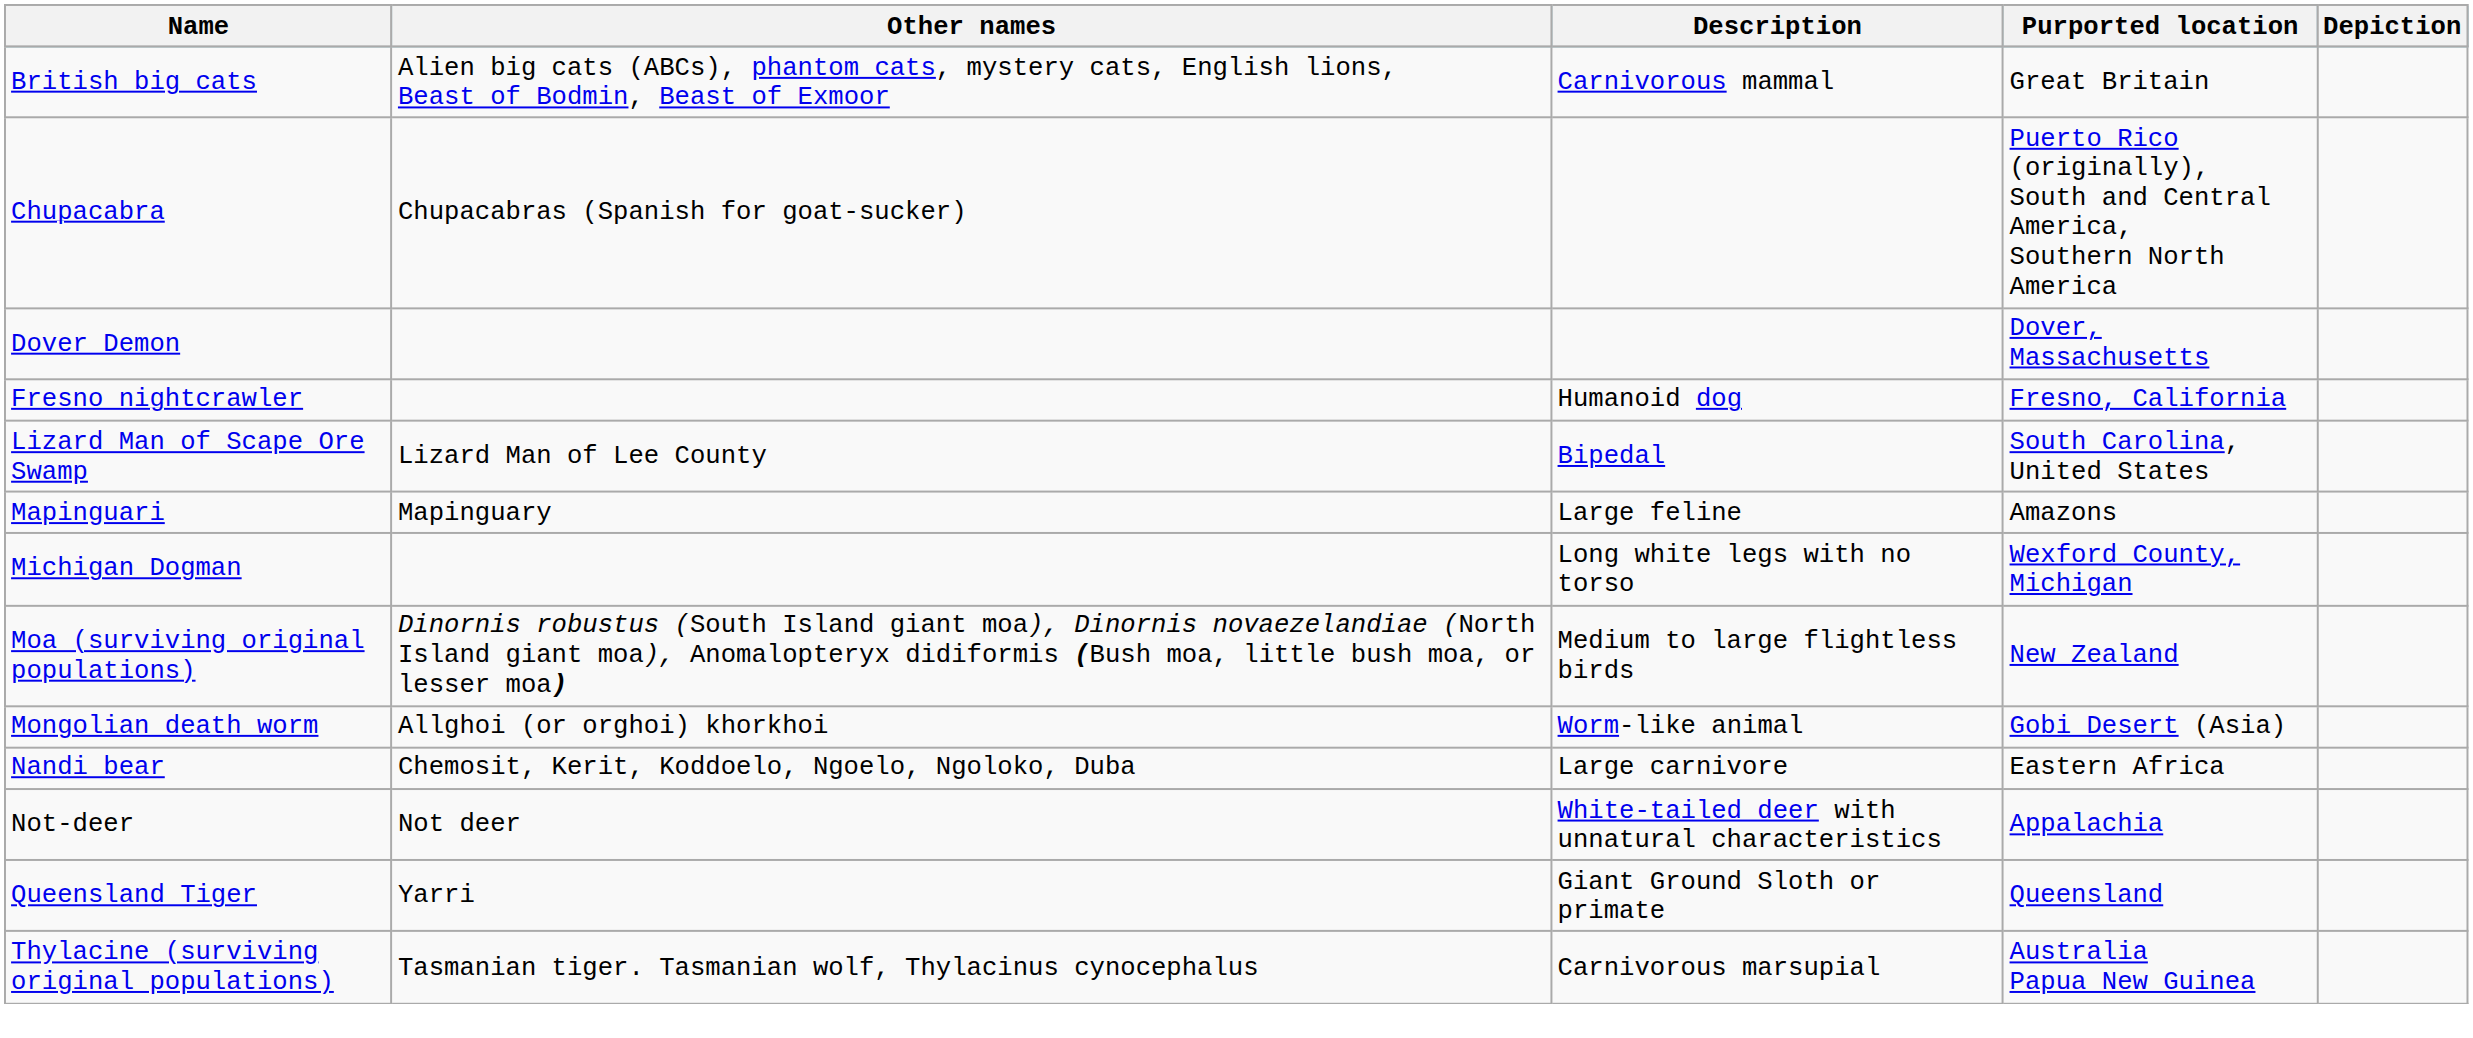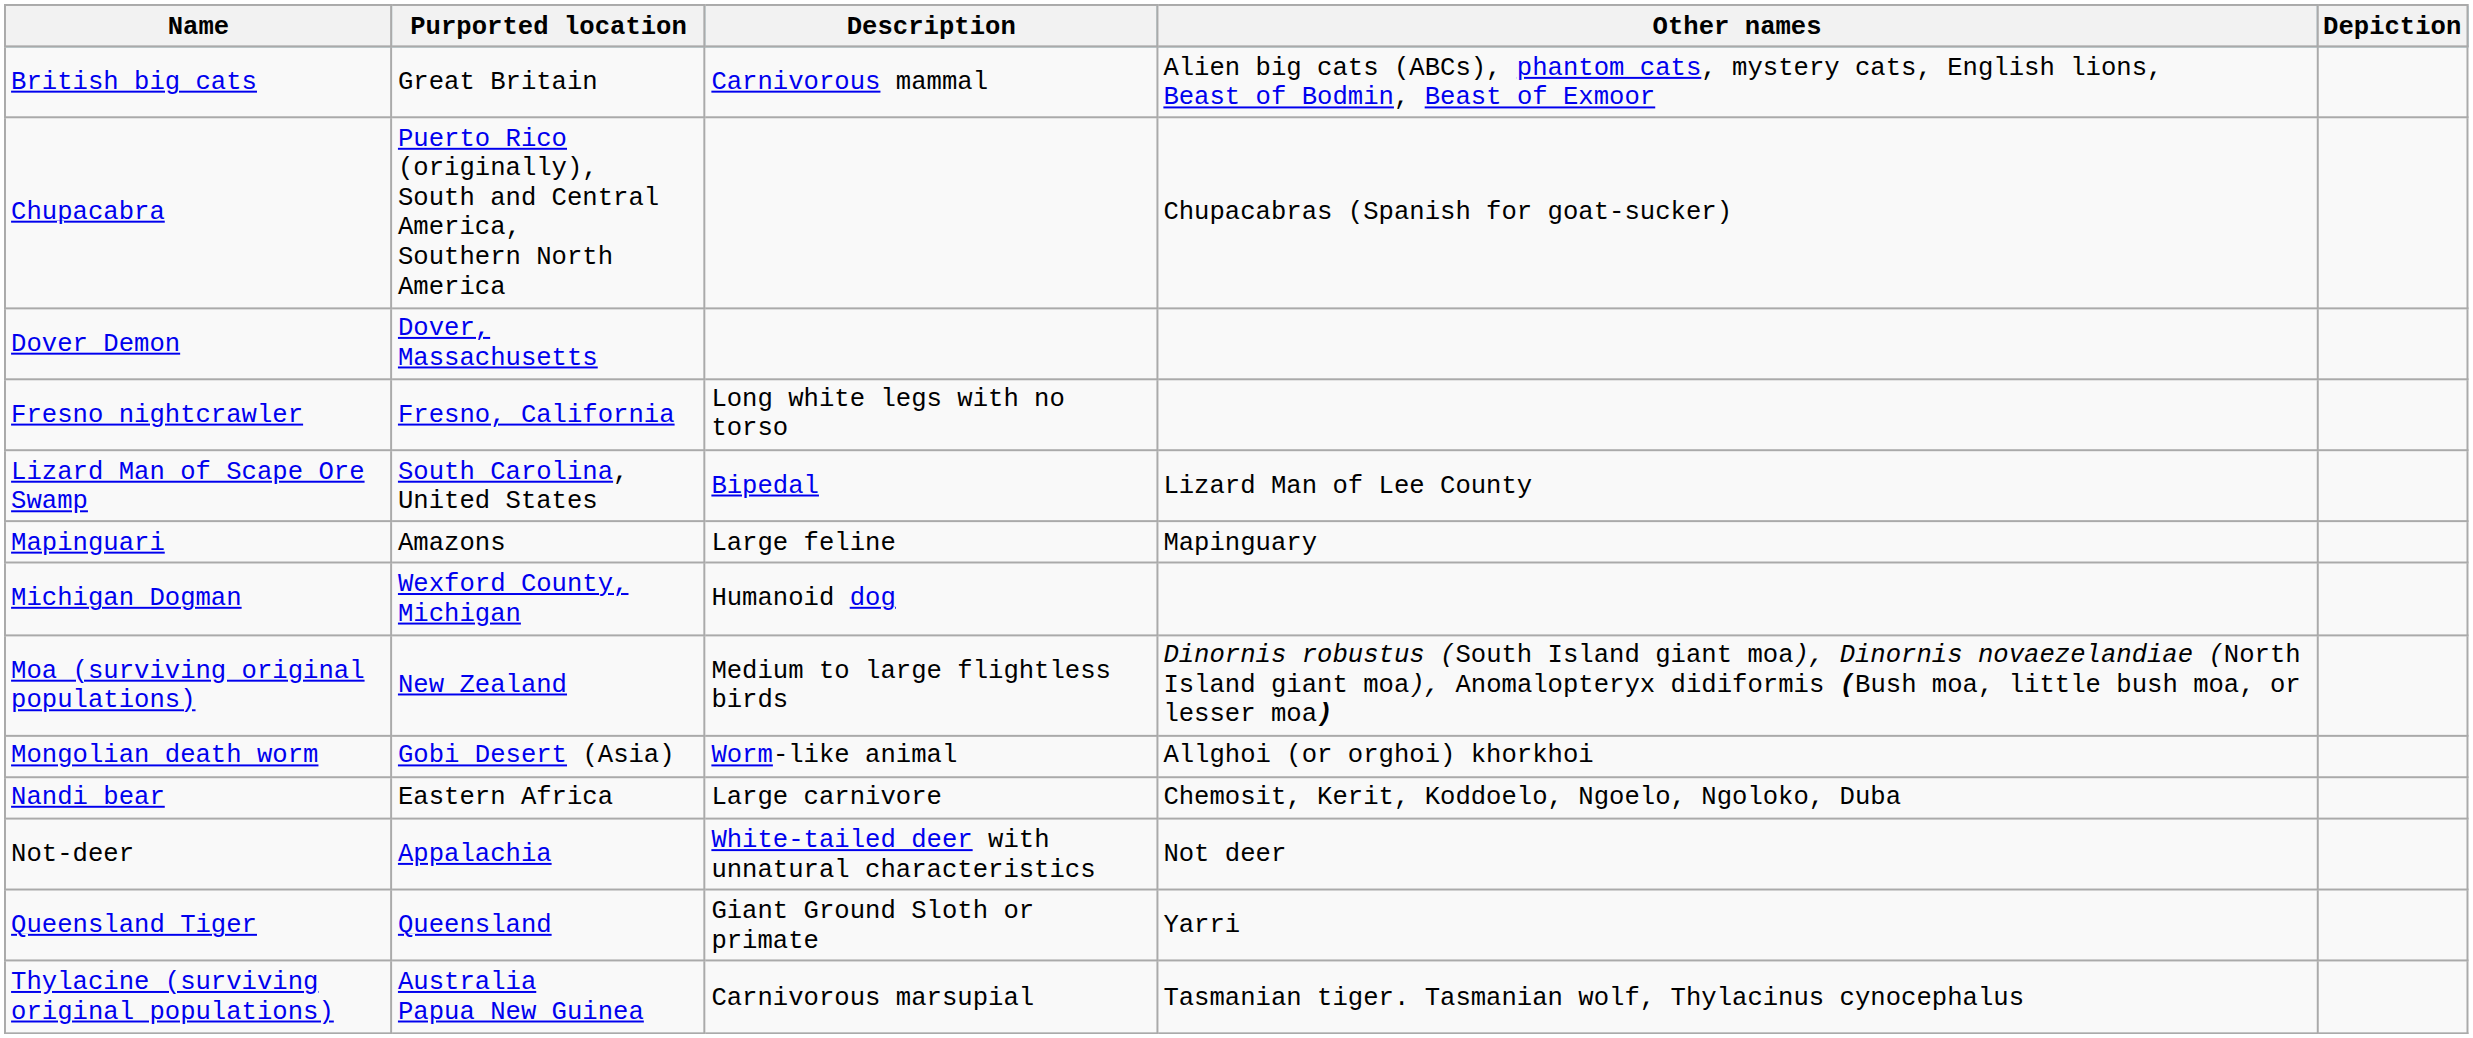columns swapped: (972, 26) <-> (2160, 26)
(1650, 400) Humanoid dog -> (888, 414) Long white legs with no torso
(1734, 569) Long white legs with no torso -> (804, 599) Humanoid dog
